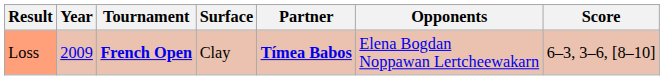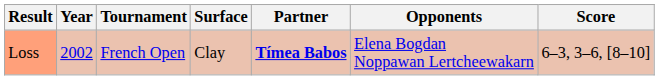(77, 52) 2009 -> (77, 52) 2002
(146, 52) bold -> (143, 52) normal
